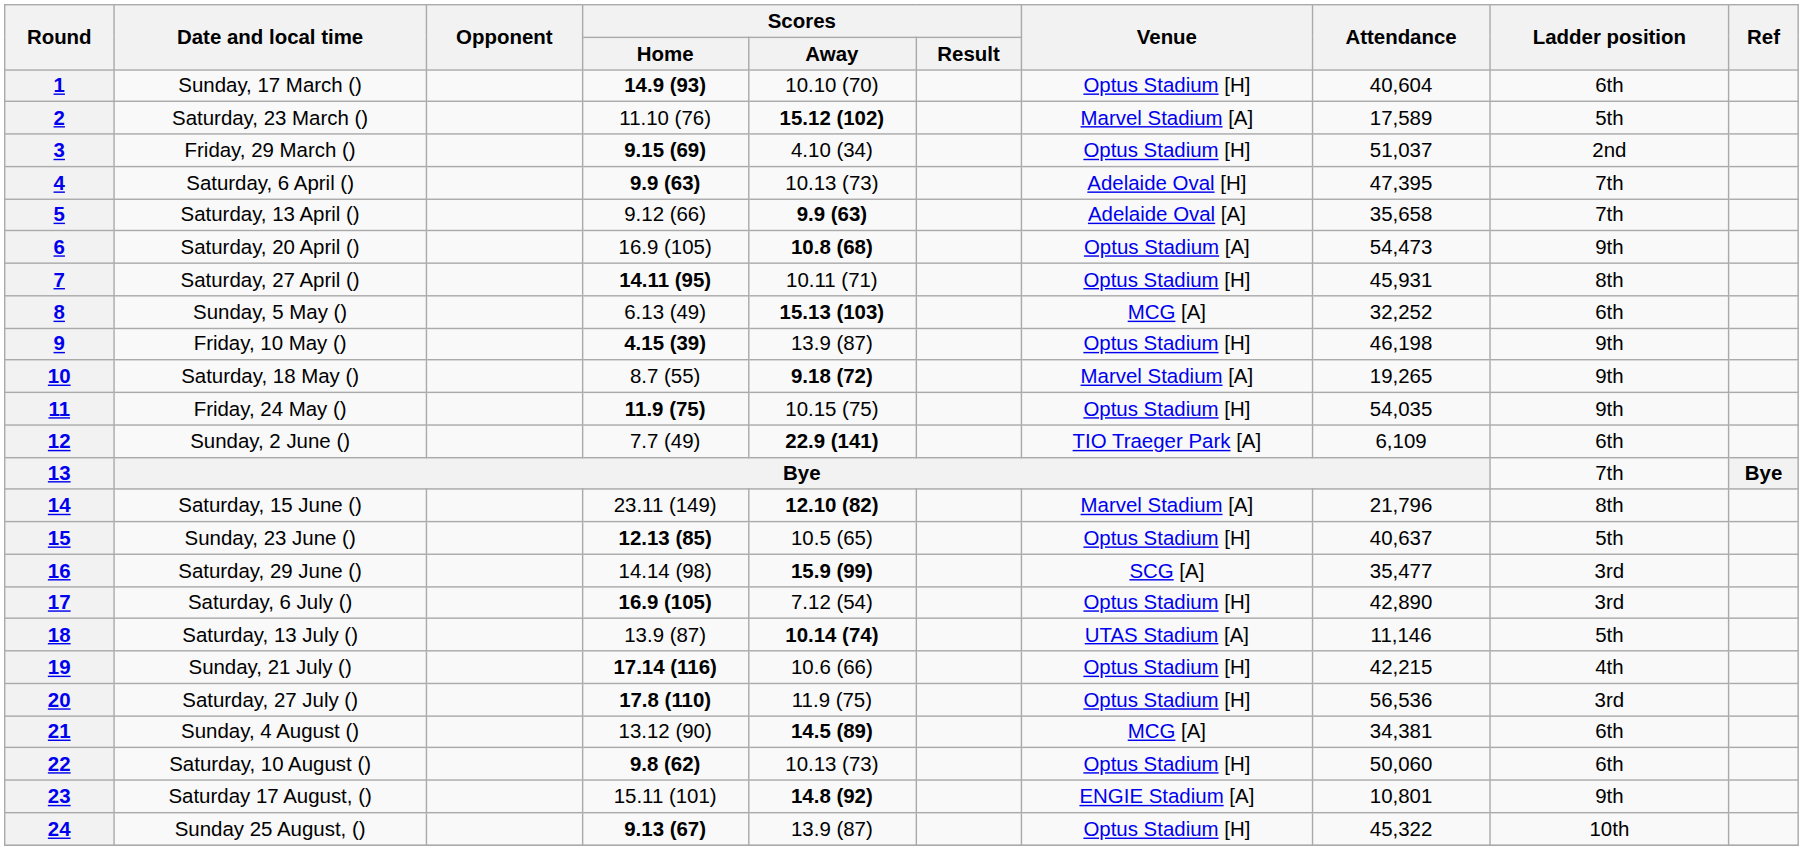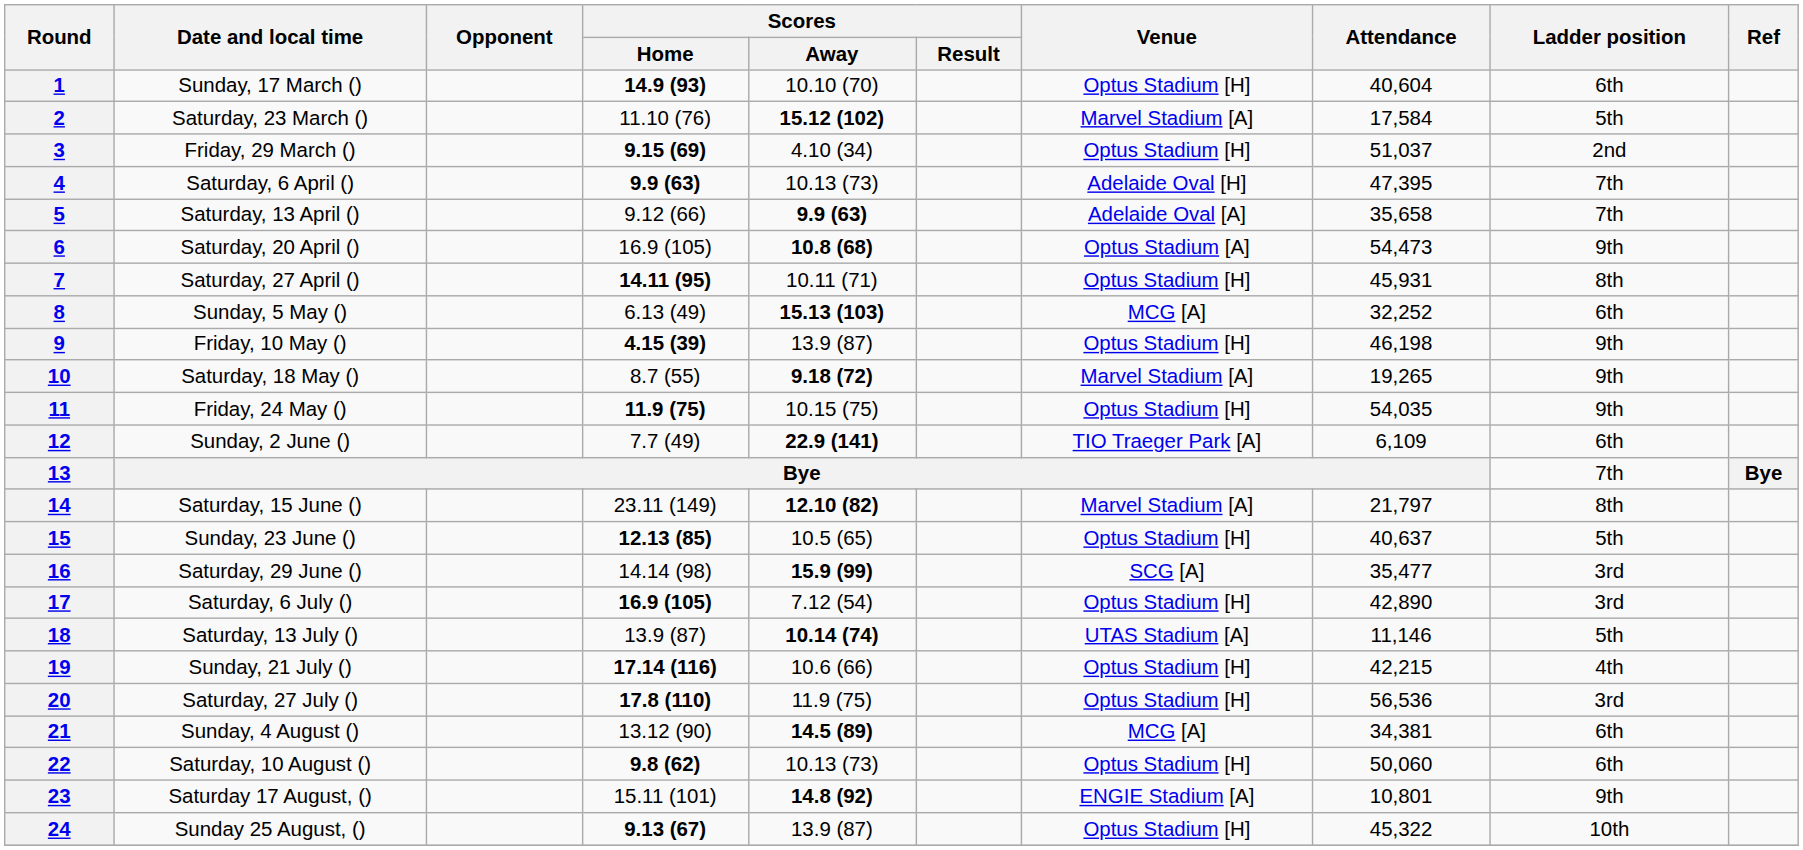(1401, 118) 17,589 -> (1401, 118) 17,584
(1401, 506) 21,796 -> (1401, 506) 21,797
